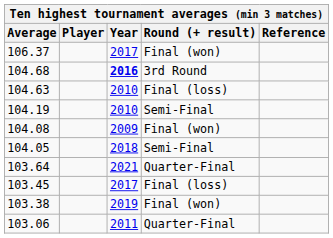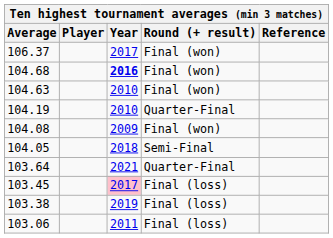(175, 71) 3rd Round -> (182, 71) Final (won)
(186, 90) Final (loss) -> (182, 90) Final (won)
(179, 109) Semi-Final -> (189, 109) Quarter-Final
(124, 186) no background -> (124, 186) pink background
(182, 205) Final (won) -> (186, 205) Final (loss)
(189, 224) Quarter-Final -> (186, 224) Final (loss)
